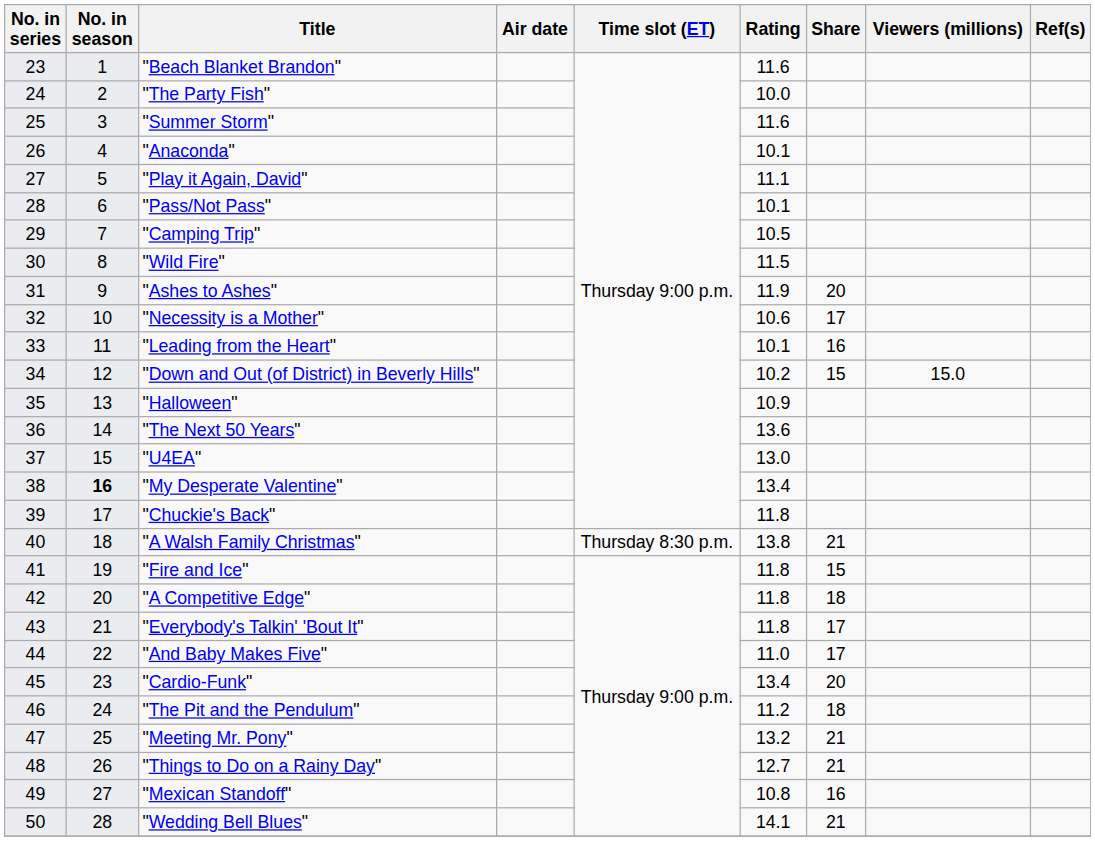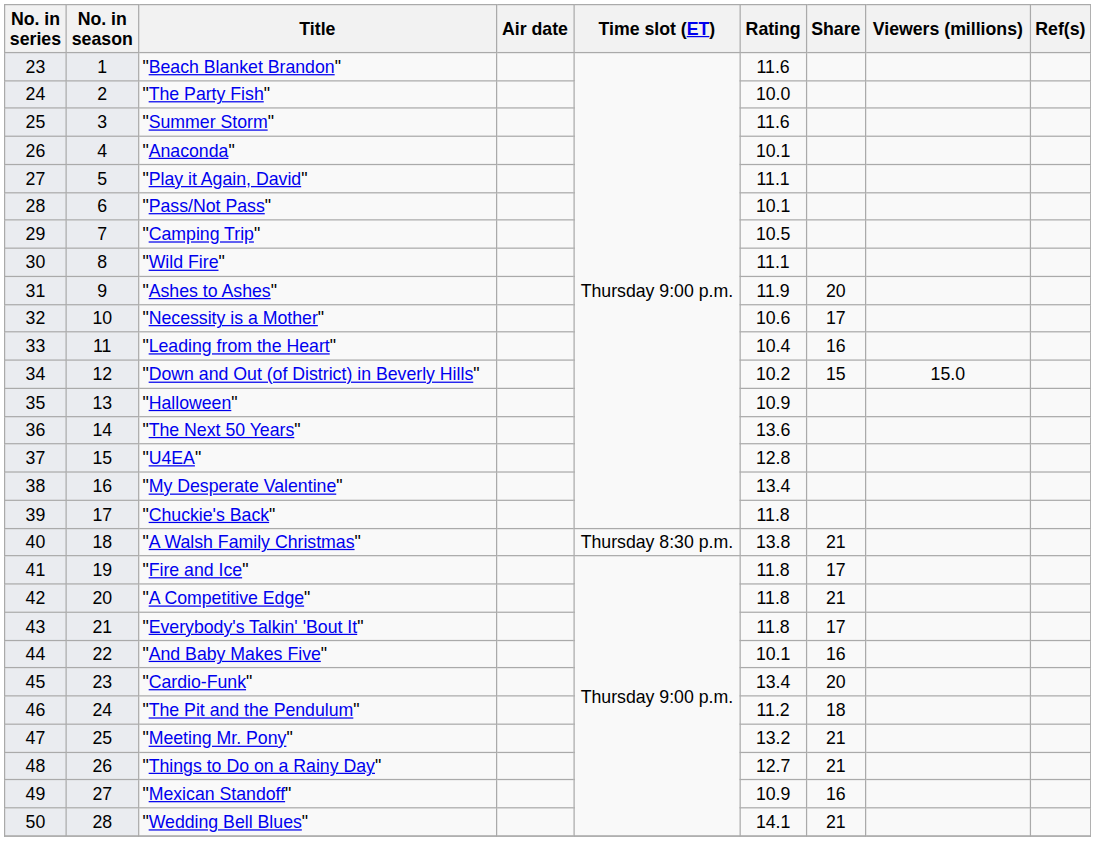(773, 263) 11.5 -> (773, 263) 11.1
(773, 346) 10.1 -> (773, 346) 10.4
(773, 458) 13.0 -> (773, 458) 12.8
(102, 486) bold -> (102, 486) normal
(836, 570) 15 -> (836, 570) 17
(836, 598) 18 -> (836, 598) 21
(773, 654) 11.0 -> (773, 654) 10.1
(836, 654) 17 -> (836, 654) 16
(773, 794) 10.8 -> (773, 794) 10.9
